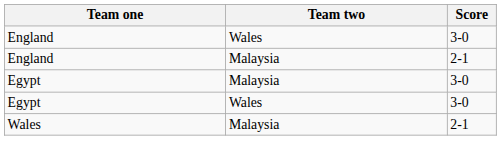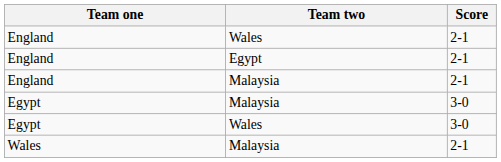(459, 37) 3-0 -> (459, 37) 2-1
+ row: (31, 59)
